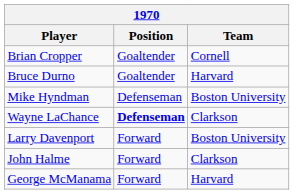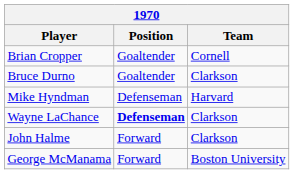(212, 76) Harvard -> (214, 76) Clarkson
(238, 96) Boston University -> (212, 96) Harvard
- row: (51, 138)
(212, 179) Harvard -> (238, 158) Boston University
